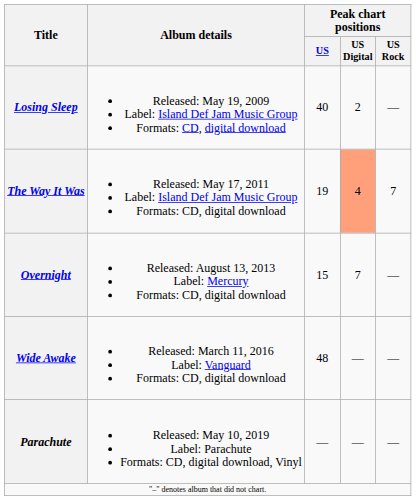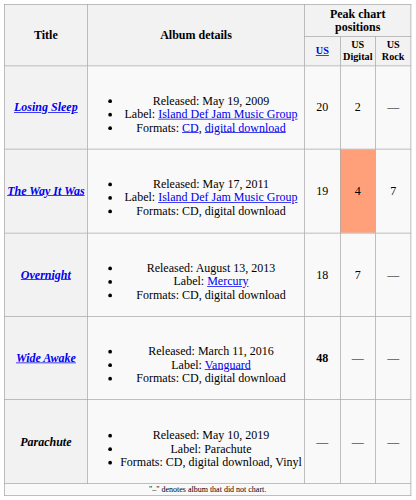(322, 107) 40 -> (322, 107) 20
(322, 274) 15 -> (322, 274) 18
(322, 358) normal -> (322, 358) bold
